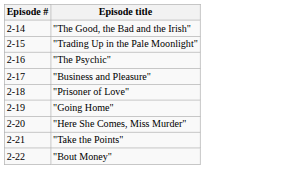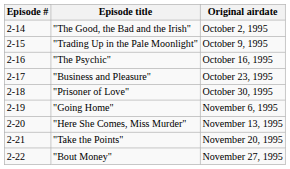+ column: (243, 12)
